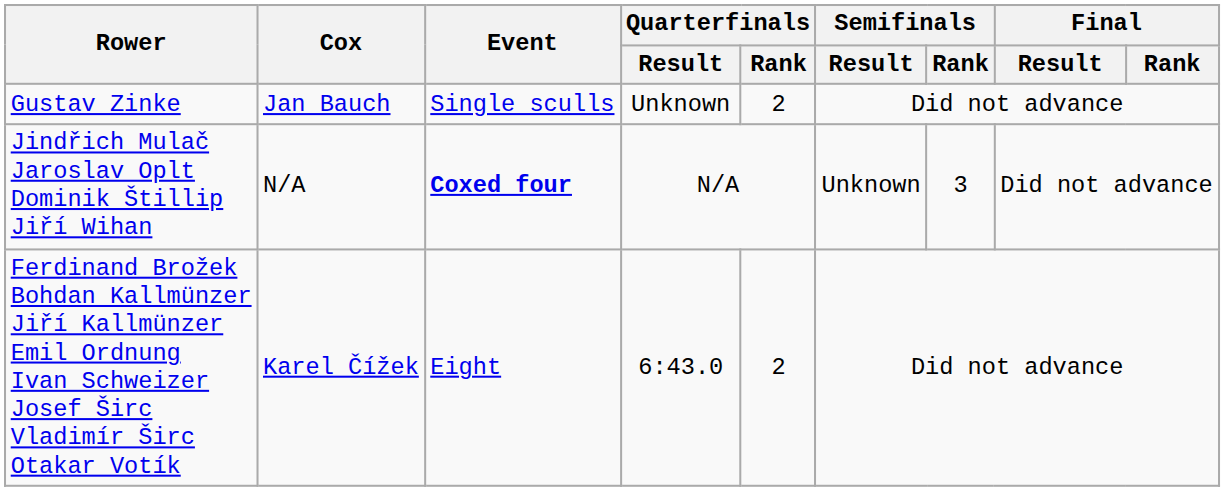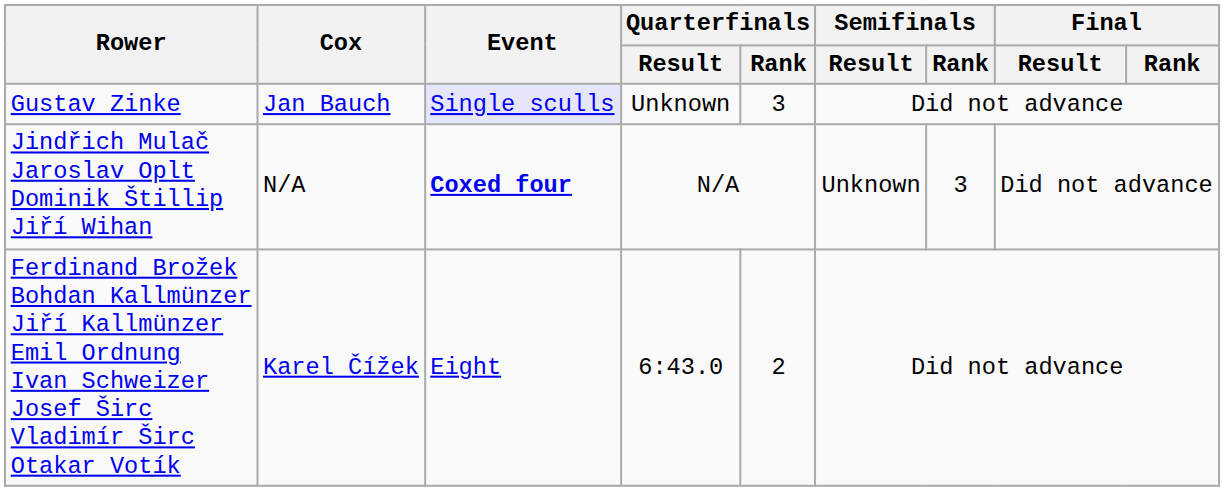(522, 104) no background -> (522, 104) lavender background
(779, 104) 2 -> (779, 104) 3
